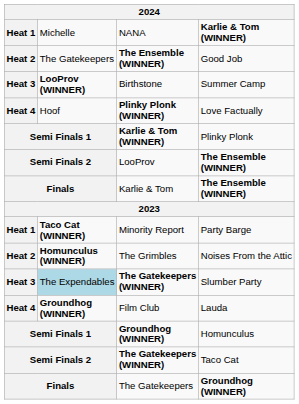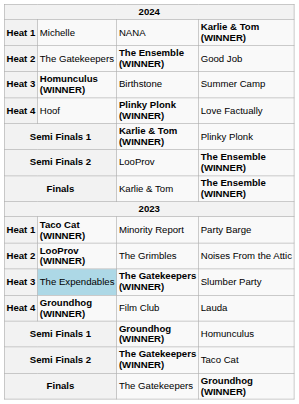(62, 84) LooProv (WINNER) -> (69, 84) Homunculus (WINNER)
(69, 256) Homunculus (WINNER) -> (62, 256) LooProv (WINNER)
